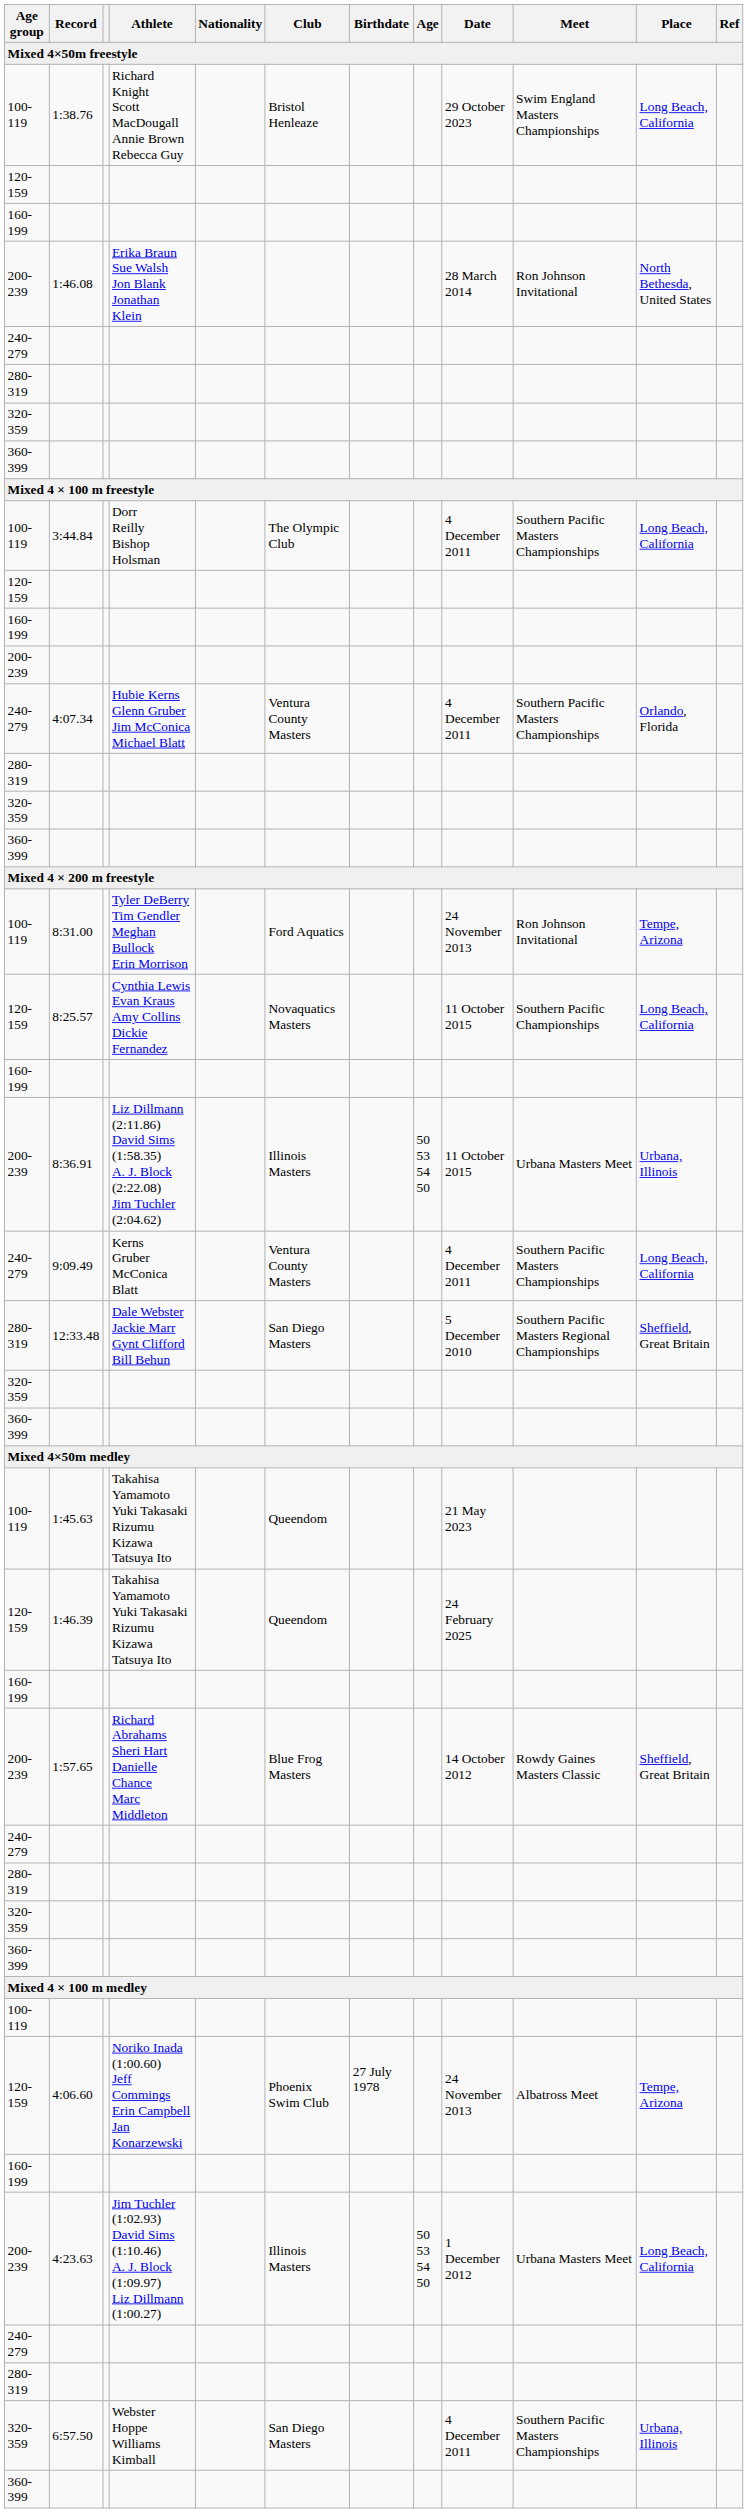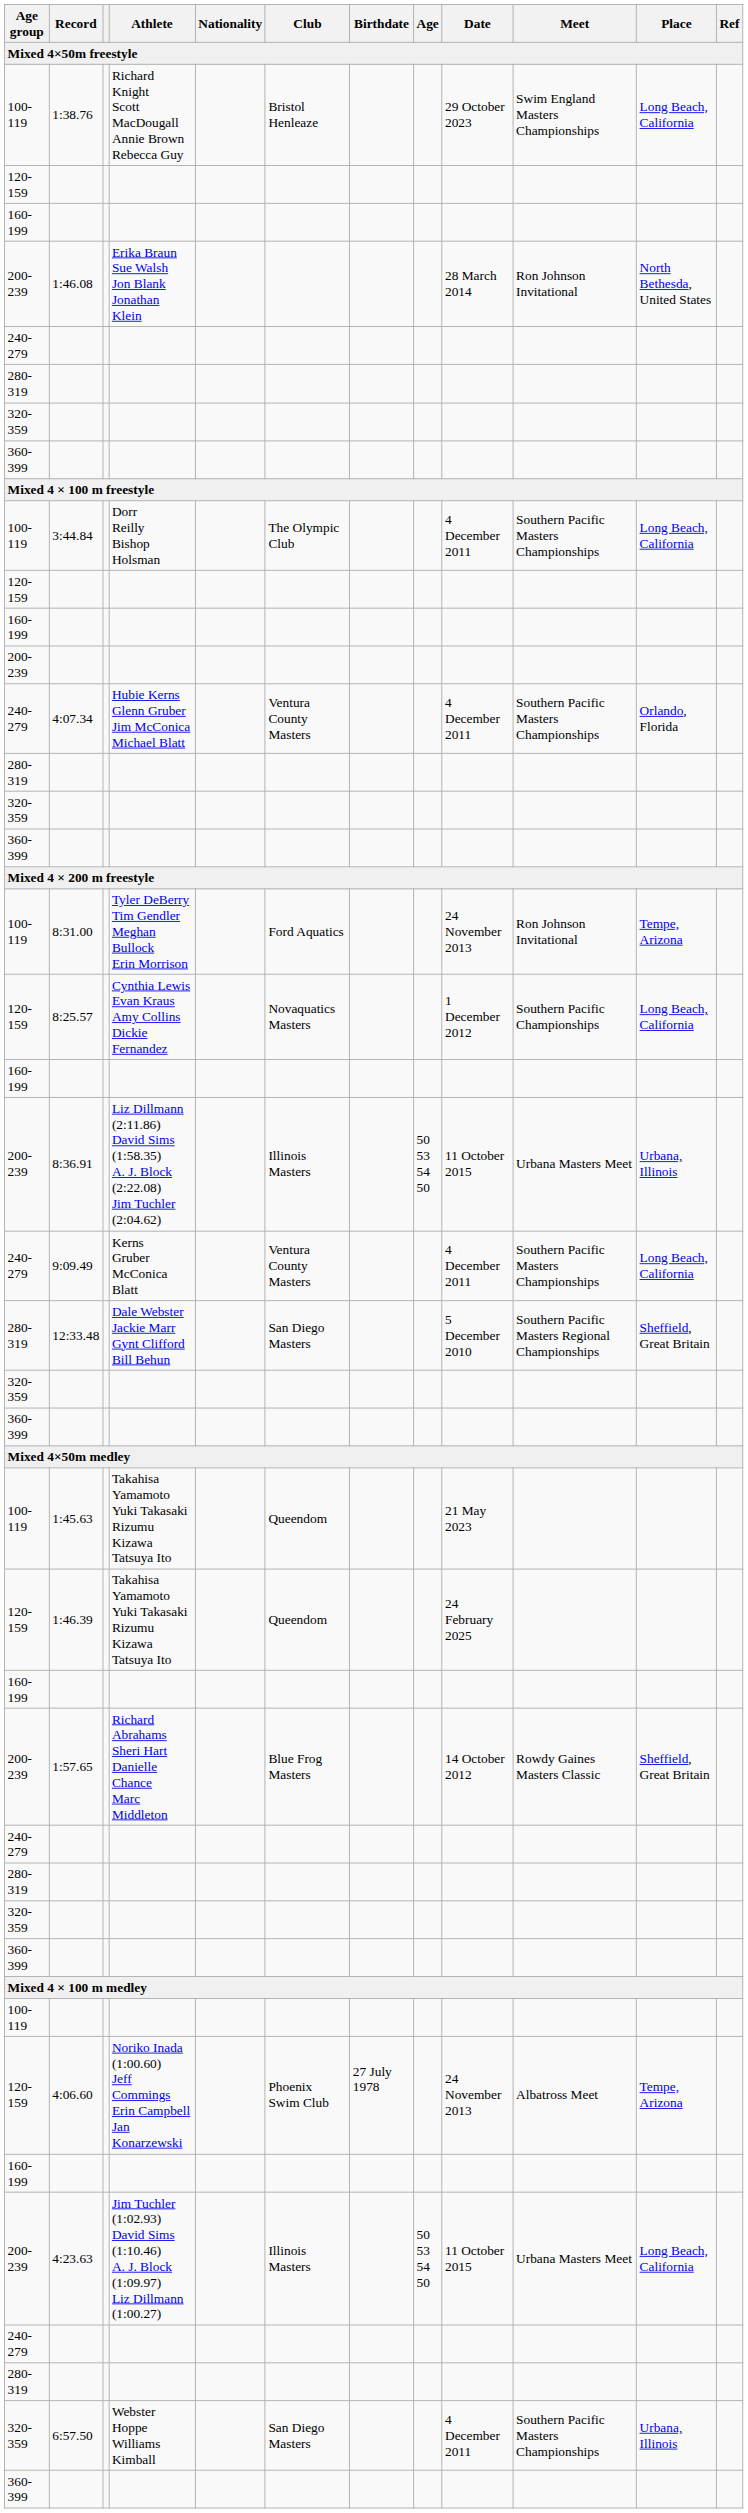(475, 1017) 11 October 2015 -> (472, 1017) 1 December 2012
(472, 2258) 1 December 2012 -> (475, 2258) 11 October 2015
